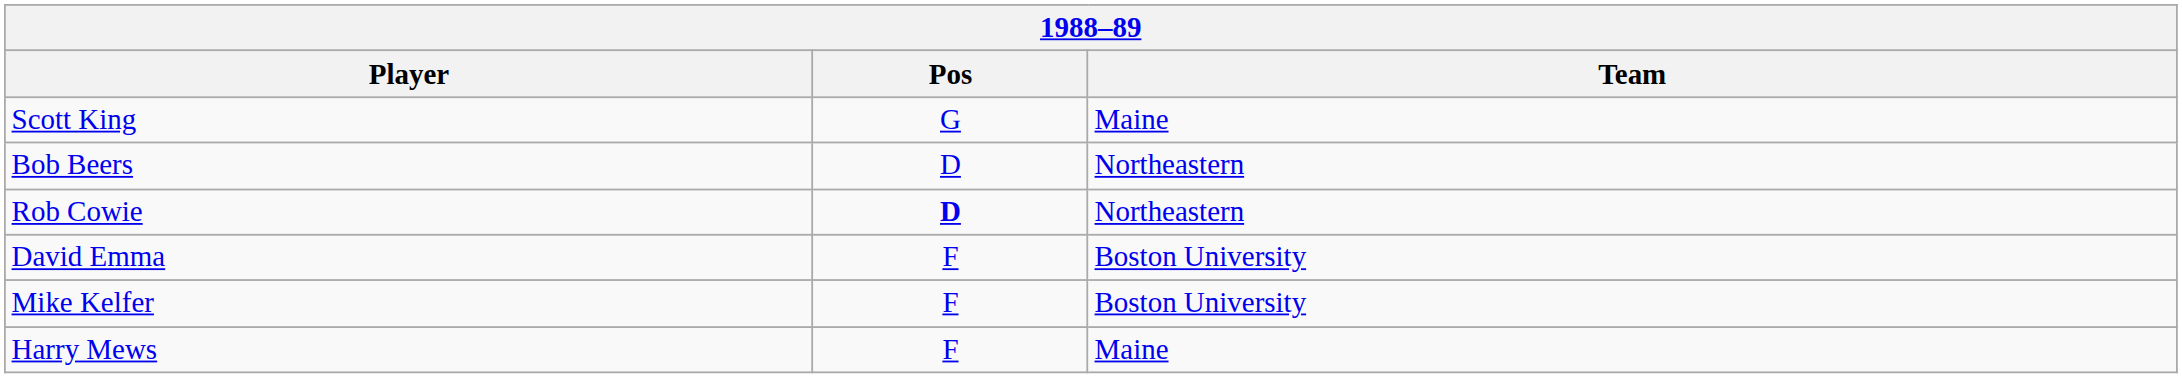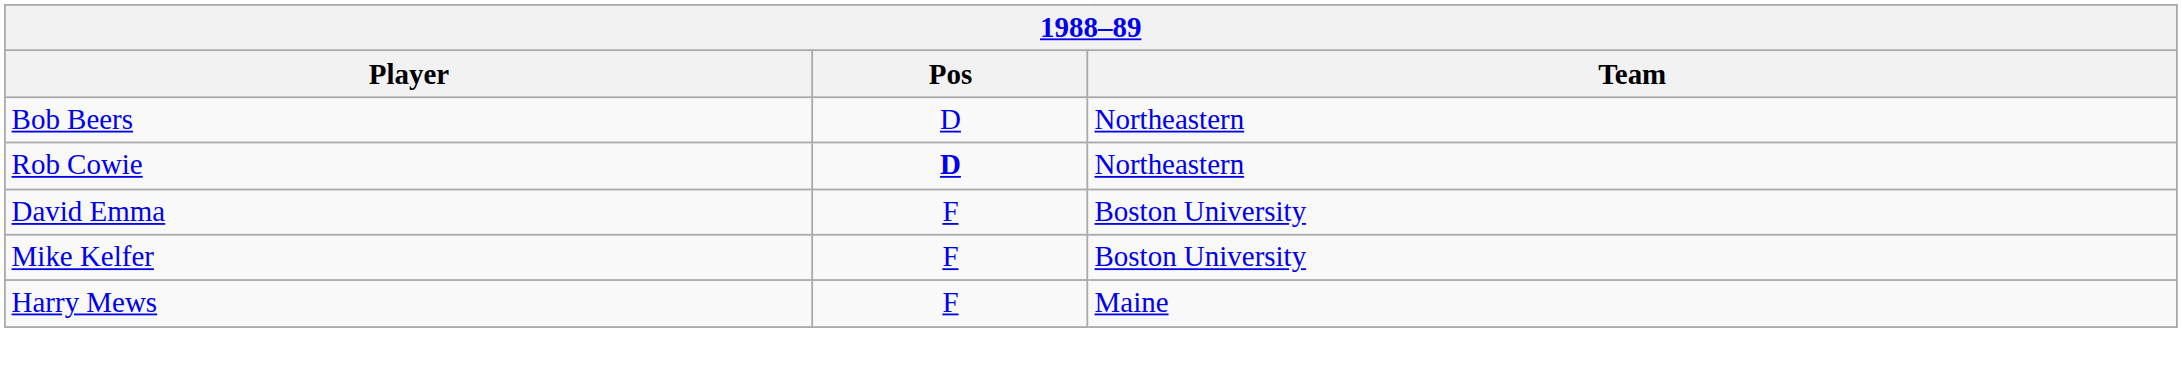- row: (74, 119)
